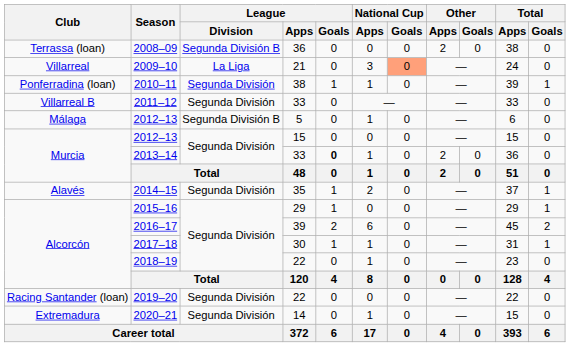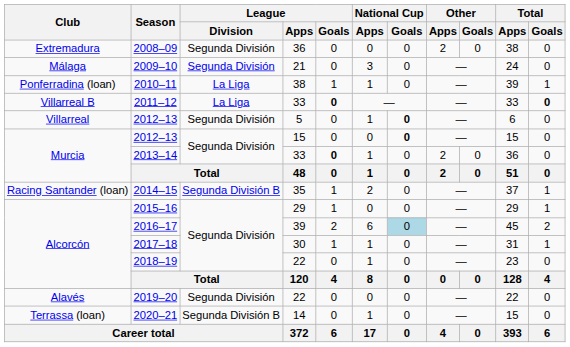(68, 48) Terrassa (loan) -> (68, 48) Extremadura
(231, 48) Segunda División B -> (231, 48) Segunda División
(68, 66) Villarreal -> (68, 66) Málaga
(231, 66) La Liga -> (231, 66) Segunda División
(407, 66) lightsalmon background -> (407, 66) no background
(231, 84) Segunda División -> (231, 84) La Liga
(231, 102) Segunda División -> (231, 102) La Liga
(334, 102) normal -> (334, 102) bold
(547, 102) normal -> (547, 102) bold
(68, 119) Málaga -> (68, 119) Villarreal
(231, 119) Segunda División B -> (231, 119) Segunda División
(407, 119) normal -> (407, 119) bold
(407, 137) normal -> (407, 137) bold
(68, 191) Alavés -> (68, 191) Racing Santander (loan)
(231, 191) Segunda División -> (231, 191) Segunda División B
(407, 226) no background -> (407, 226) lightblue background
(68, 297) Racing Santander (loan) -> (68, 297) Alavés
(68, 315) Extremadura -> (68, 315) Terrassa (loan)
(231, 315) Segunda División -> (231, 315) Segunda División B
